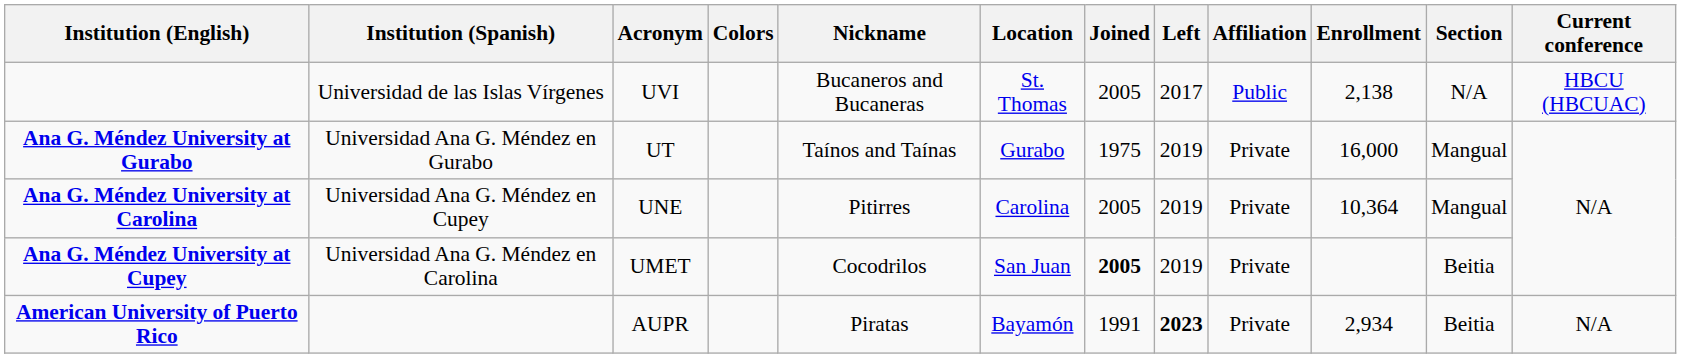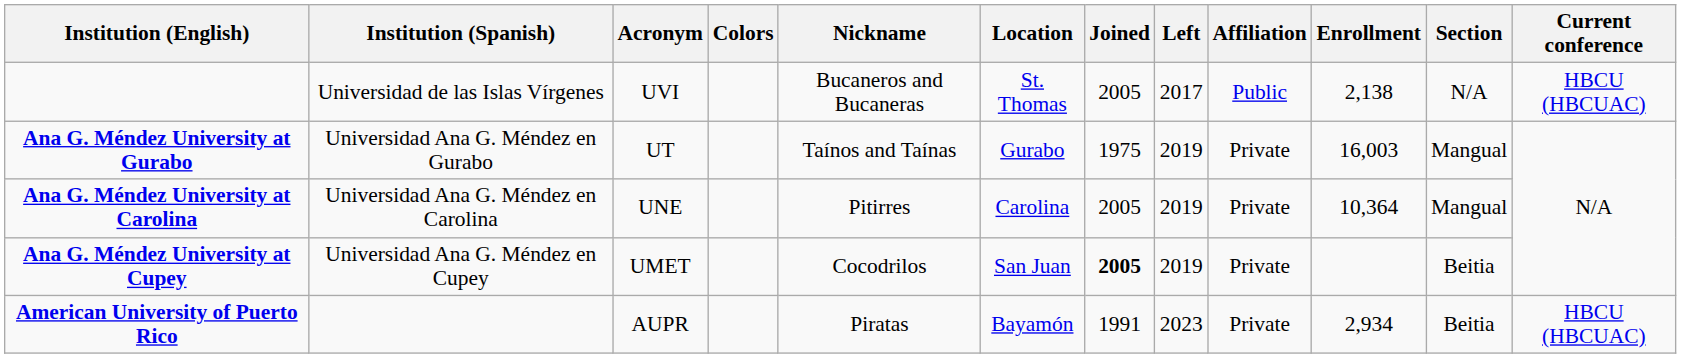(1369, 149) 16,000 -> (1369, 149) 16,003
(461, 207) Universidad Ana G. Méndez en Cupey -> (461, 207) Universidad Ana G. Méndez en Carolina
(461, 266) Universidad Ana G. Méndez en Carolina -> (461, 266) Universidad Ana G. Méndez en Cupey
(1181, 324) bold -> (1181, 324) normal
(1594, 324) N/A -> (1594, 324) HBCU (HBCUAC)
